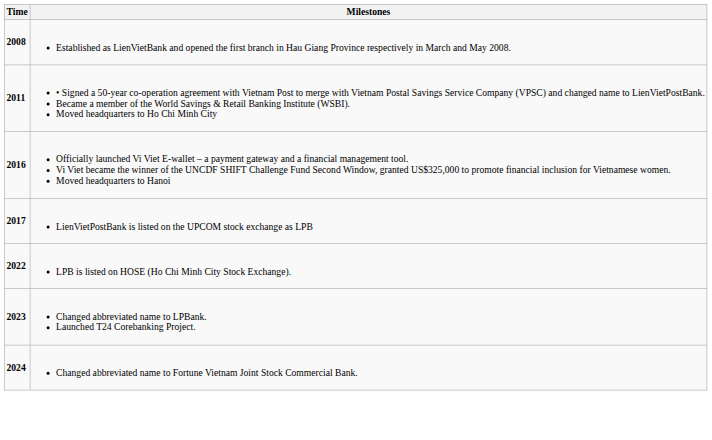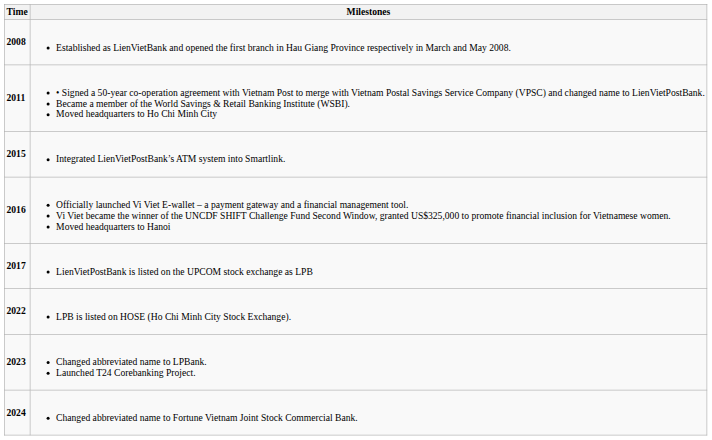+ row: (368, 160)
